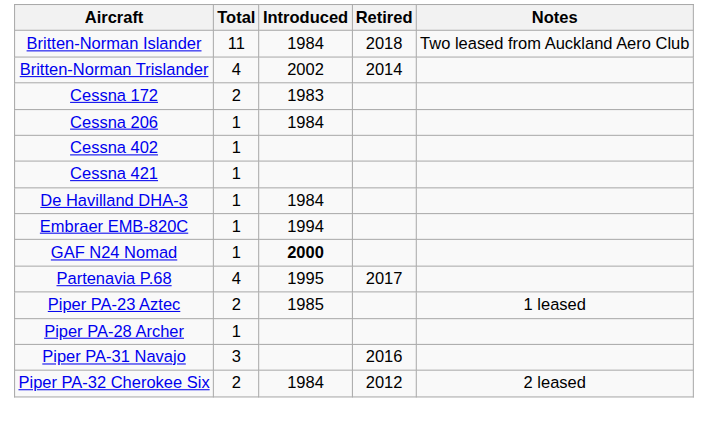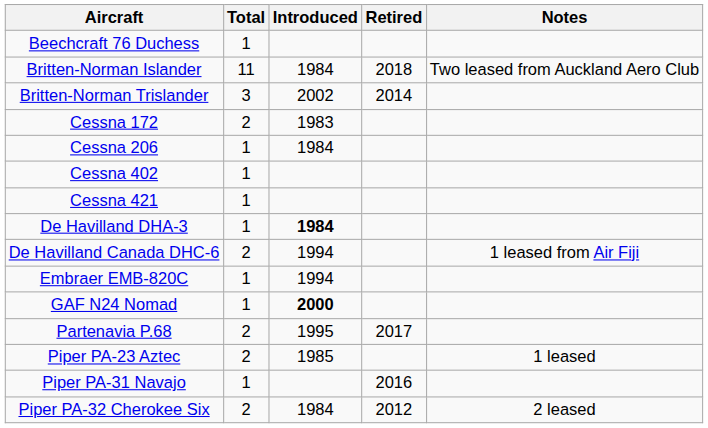+ row: (114, 43)
(236, 69) 4 -> (246, 95) 3
(306, 200) normal -> (315, 226) bold
+ row: (114, 252)
(236, 278) 4 -> (246, 331) 2
- row: (114, 331)
(236, 357) 3 -> (246, 383) 1
